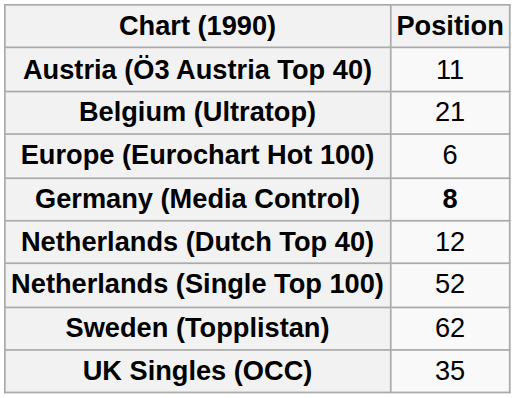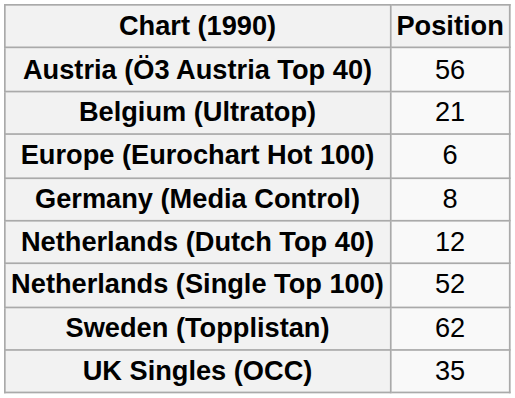(450, 69) 11 -> (450, 69) 56
(450, 198) bold -> (450, 198) normal
